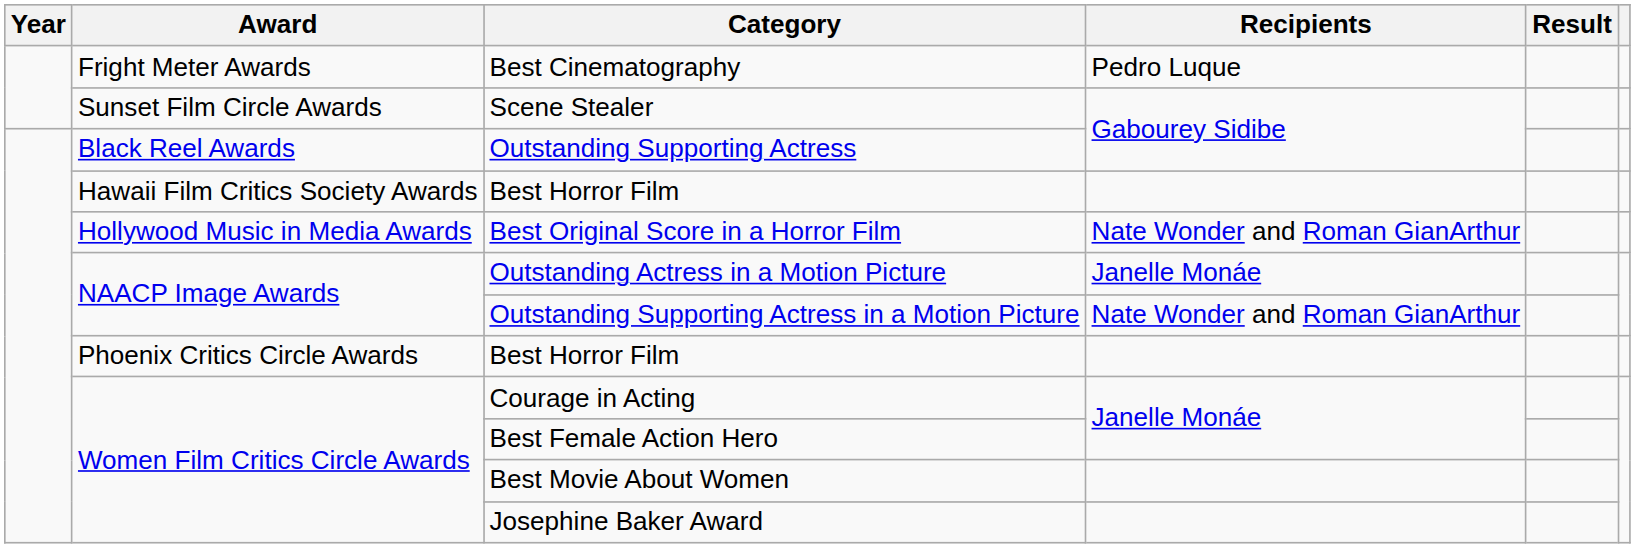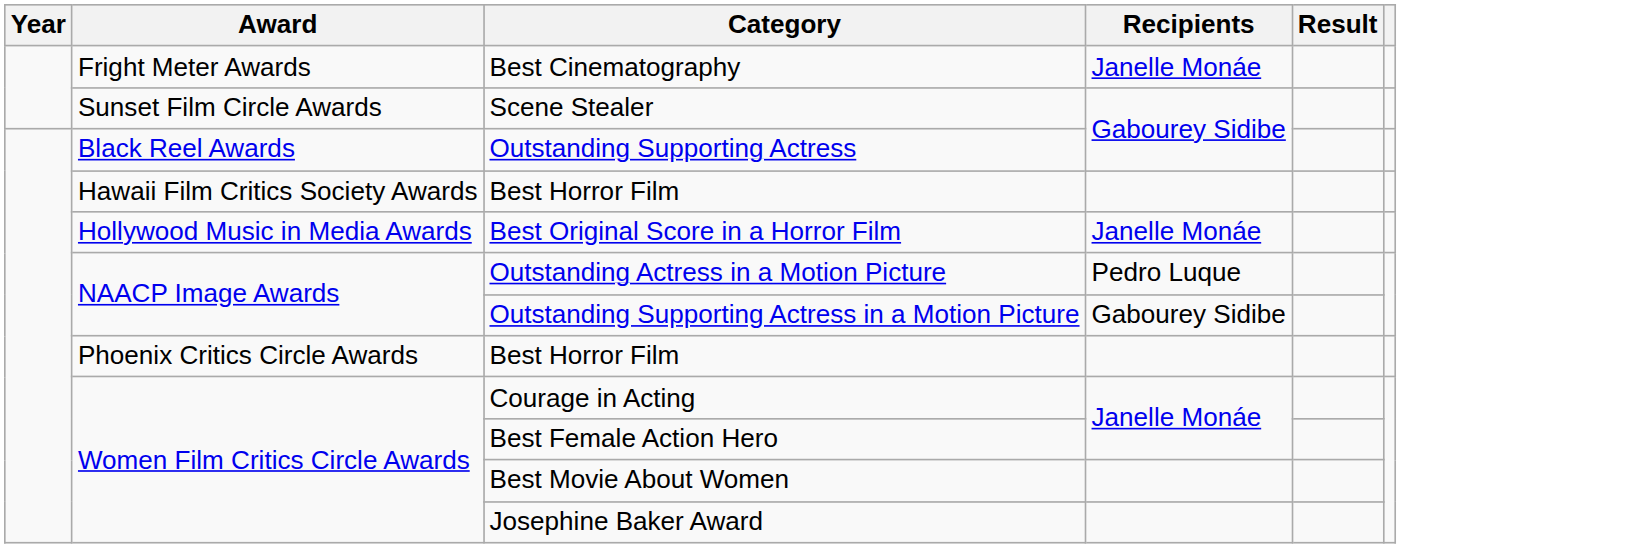(1166, 66) Pedro Luque -> (1176, 66) Janelle Monáe
(1306, 231) Nate Wonder and Roman GianArthur -> (1176, 231) Janelle Monáe
(1176, 273) Janelle Monáe -> (1166, 273) Pedro Luque
(1306, 314) Nate Wonder and Roman GianArthur -> (1189, 314) Gabourey Sidibe
